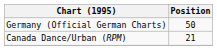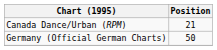rows swapped: (66, 38) <-> (86, 25)
